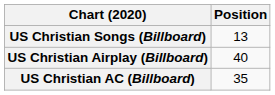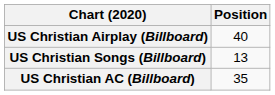rows swapped: (108, 36) <-> (108, 57)
